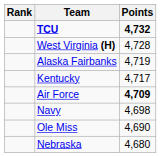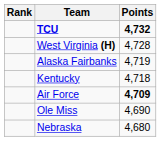(137, 78) 4,717 -> (137, 78) 4,718
- row: (49, 111)
